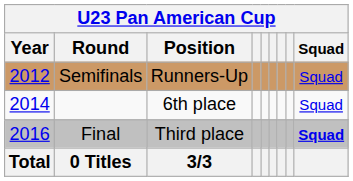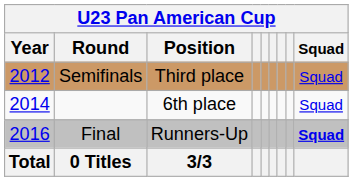(199, 76) Runners-Up -> (199, 76) Third place
(199, 133) Third place -> (199, 133) Runners-Up
